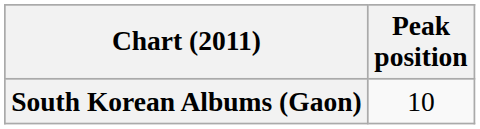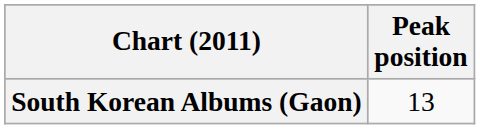(421, 100) 10 -> (421, 100) 13
